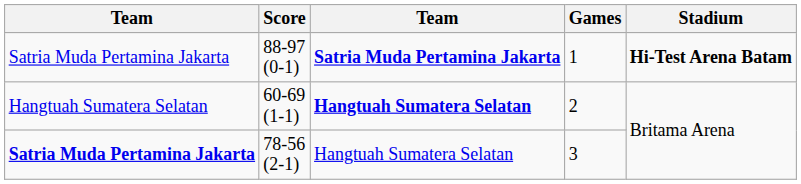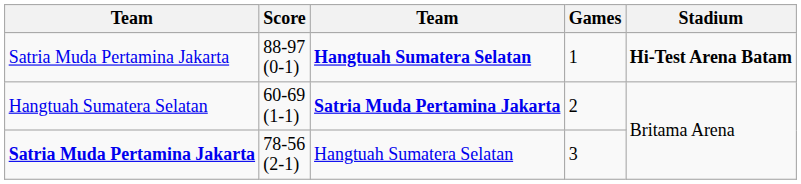(437, 57) Satria Muda Pertamina Jakarta -> (423, 57) Hangtuah Sumatera Selatan
(423, 105) Hangtuah Sumatera Selatan -> (437, 105) Satria Muda Pertamina Jakarta
